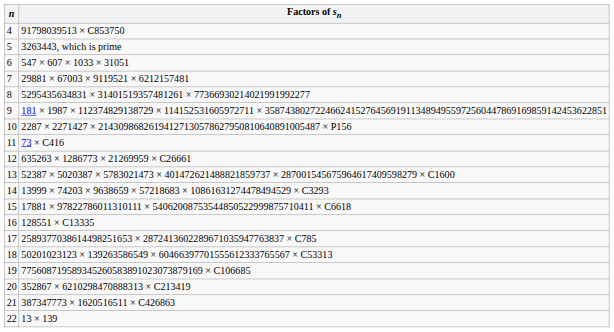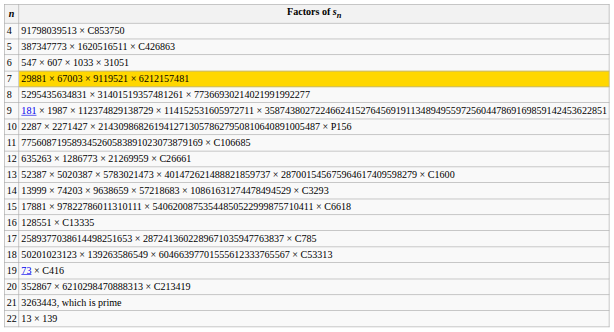(71, 47) 3263443, which is prime -> (98, 47) 387347773 × 1620516511 × C426863
(105, 79) no background -> (105, 79) gold background
(43, 143) 73 × C416 -> (136, 143) 775608719589345260583891023073879169 × C106685
(136, 270) 775608719589345260583891023073879169 × C106685 -> (43, 270) 73 × C416
(98, 302) 387347773 × 1620516511 × C426863 -> (71, 302) 3263443, which is prime
